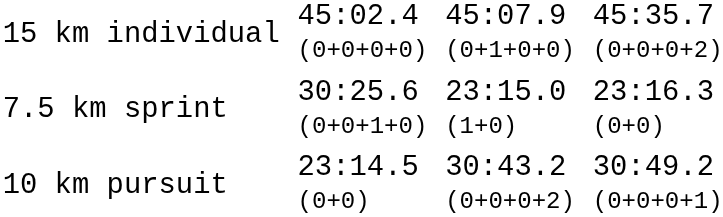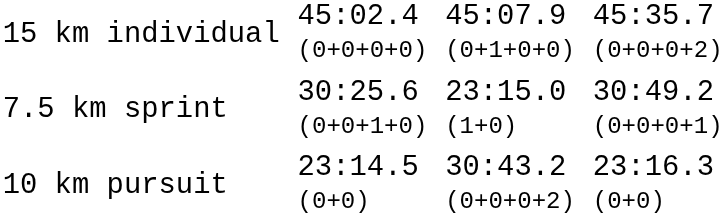(653, 107) 23:16.3 (0+0) -> (658, 107) 30:49.2 (0+0+0+1)
(658, 183) 30:49.2 (0+0+0+1) -> (653, 183) 23:16.3 (0+0)
